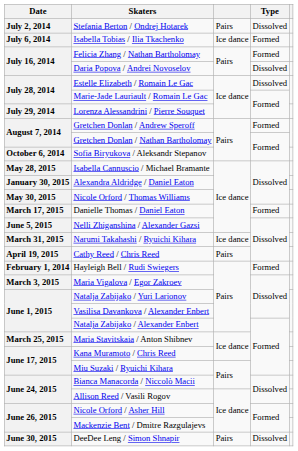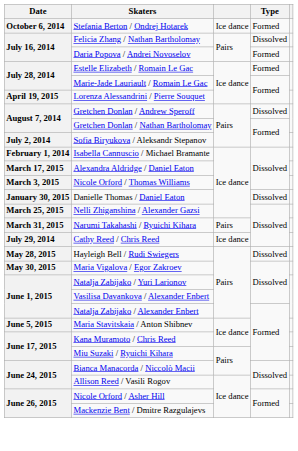(28, 26) July 2, 2014 -> (35, 26) October 6, 2014
(224, 26) Pairs -> (232, 26) Ice dance
(270, 26) Dissolved -> (266, 26) Formed
- row: (129, 40)
(266, 54) Formed -> (270, 40) Dissolved
(270, 69) Dissolved -> (266, 54) Formed
(270, 83) Dissolved -> (266, 69) Formed
(30, 111) July 29, 2014 -> (32, 97) April 19, 2015
(266, 126) Formed -> (270, 111) Dissolved
(35, 154) October 6, 2014 -> (28, 140) July 2, 2014
(31, 168) May 28, 2015 -> (38, 154) February 1, 2014
(38, 183) January 30, 2015 -> (35, 168) March 17, 2015
(31, 197) May 30, 2015 -> (33, 183) March 3, 2015
(35, 211) March 17, 2015 -> (38, 197) January 30, 2015
(266, 211) Formed -> (270, 197) Dissolved
(29, 225) June 5, 2015 -> (35, 211) March 25, 2015
(232, 240) Ice dance -> (224, 225) Pairs
(32, 254) April 19, 2015 -> (30, 240) July 29, 2014
(224, 254) Pairs -> (232, 240) Ice dance
(38, 268) February 1, 2014 -> (31, 254) May 28, 2015
(266, 268) Formed -> (270, 254) Dissolved
(33, 282) March 3, 2015 -> (31, 268) May 30, 2015
(35, 339) March 25, 2015 -> (29, 325) June 5, 2015
- row: (126, 439)
